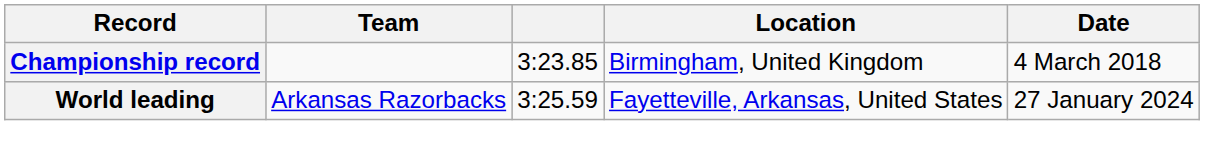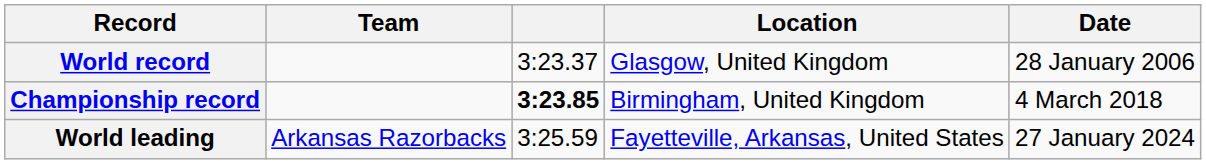+ row: (135, 61)
(558, 61) normal -> (558, 100) bold
